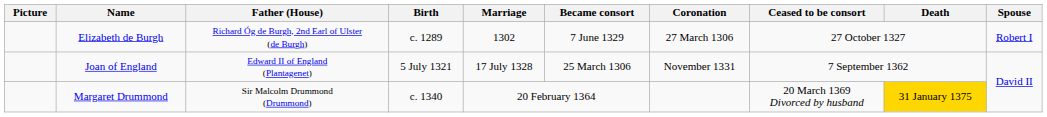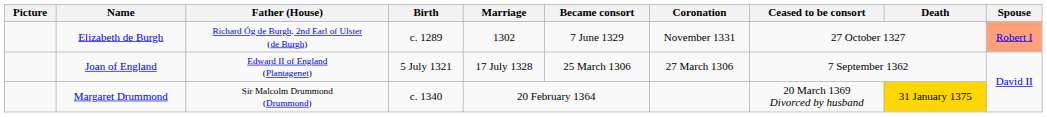(699, 36) 27 March 1306 -> (699, 36) November 1331
(1014, 36) no background -> (1014, 36) lightsalmon background
(699, 66) November 1331 -> (699, 66) 27 March 1306
